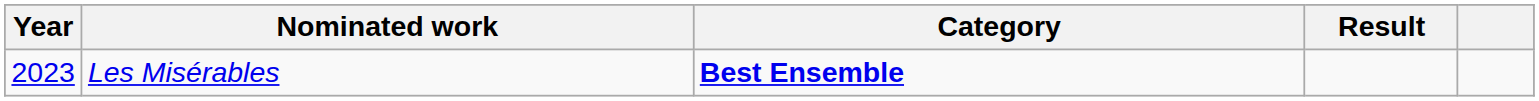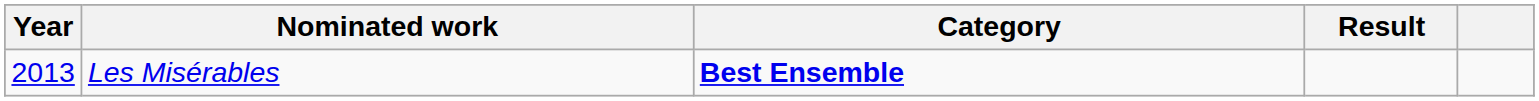(43, 72) 2023 -> (43, 72) 2013
